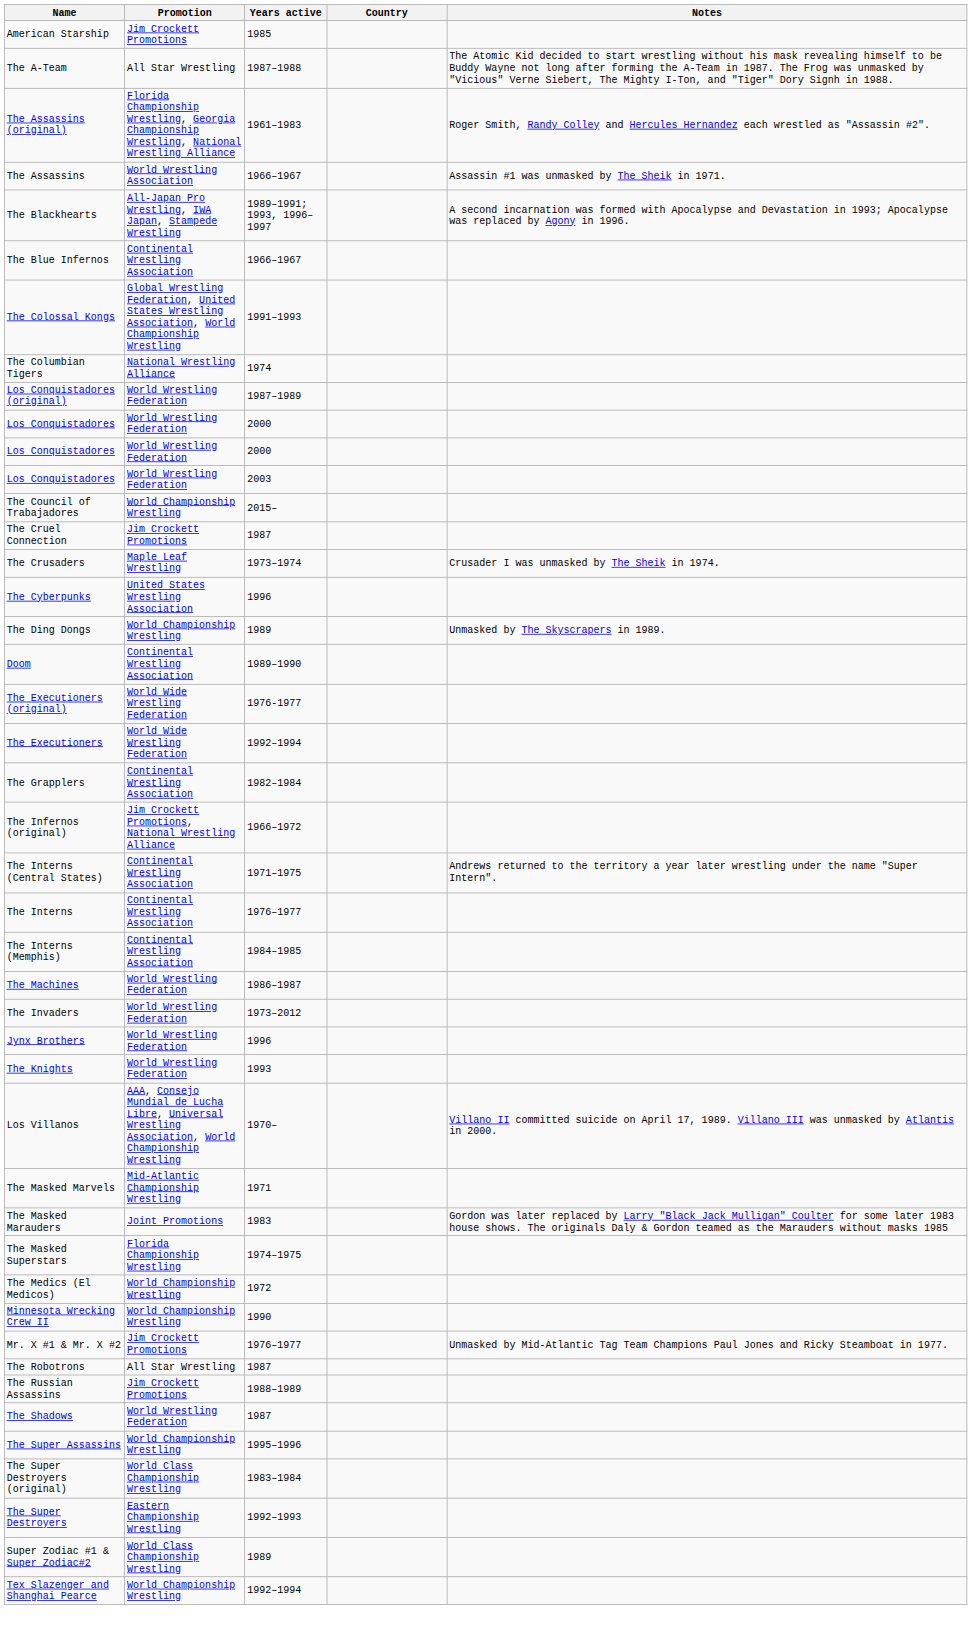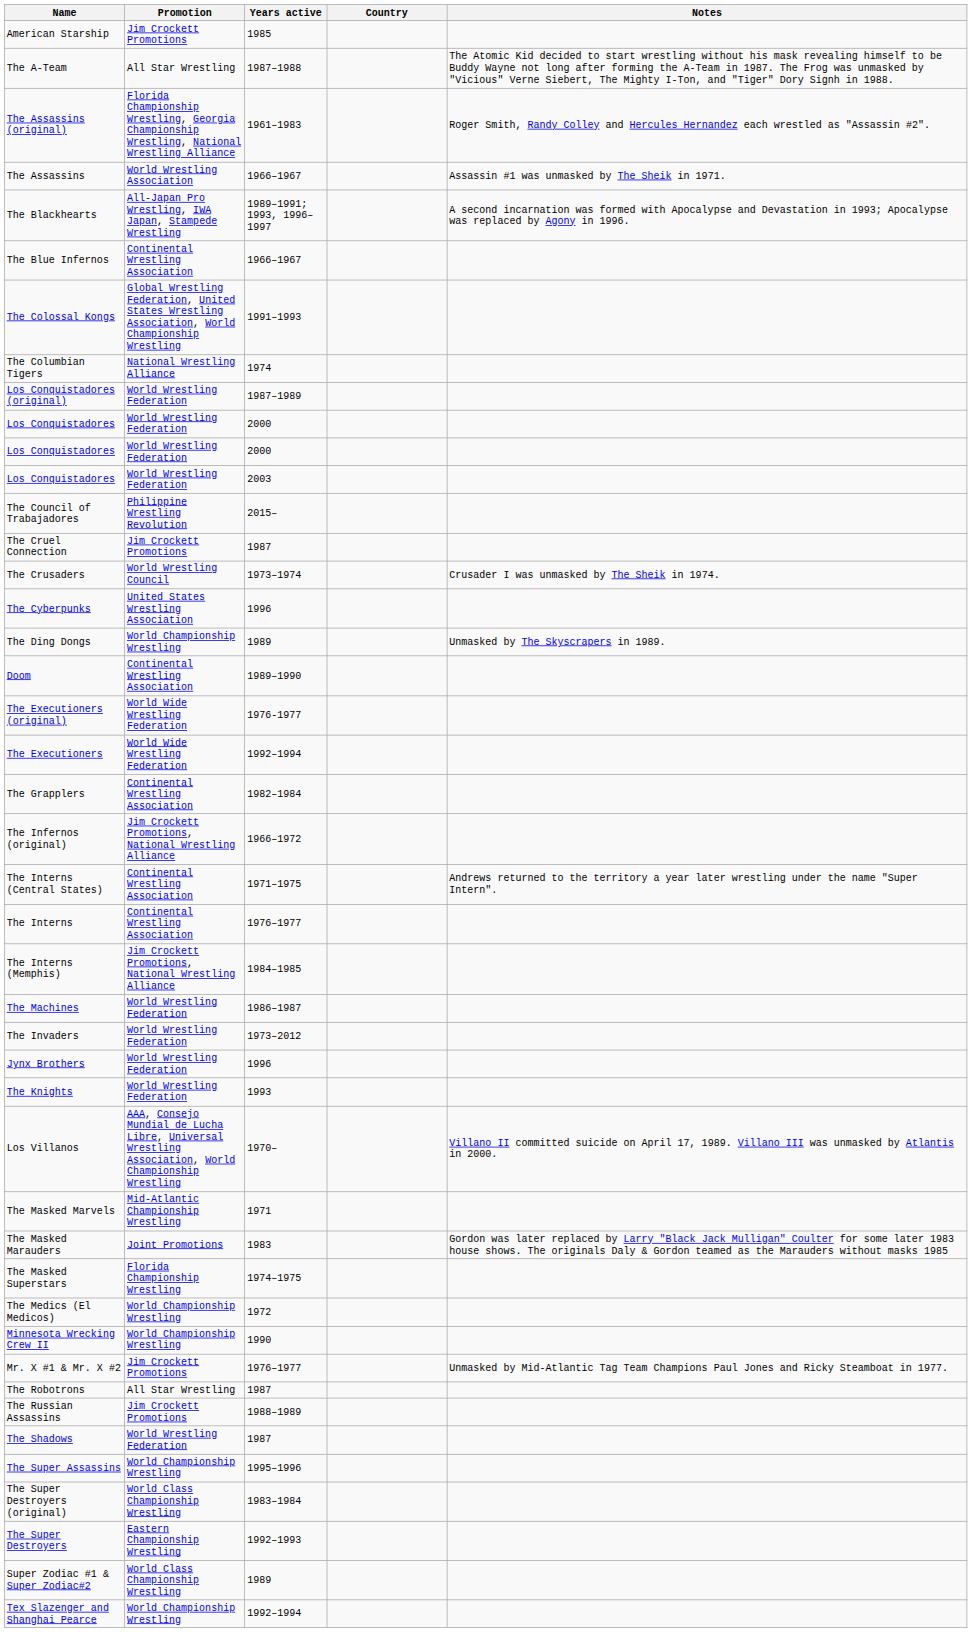(181, 508) World Championship Wrestling -> (157, 513) Philippine Wrestling Revolution
(157, 563) Maple Leaf Wrestling -> (172, 575) World Wrestling Council
(160, 952) Continental Wrestling Association -> (181, 969) Jim Crockett Promotions, National Wrestling Alliance
